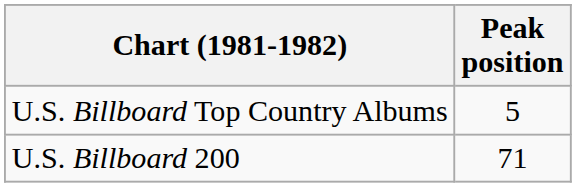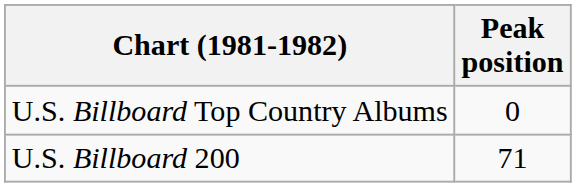(513, 109) 5 -> (513, 109) 0
